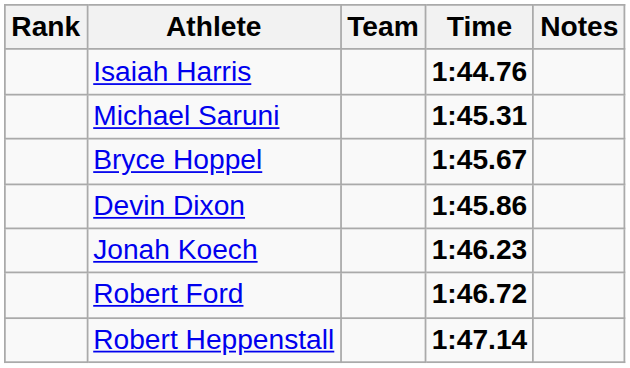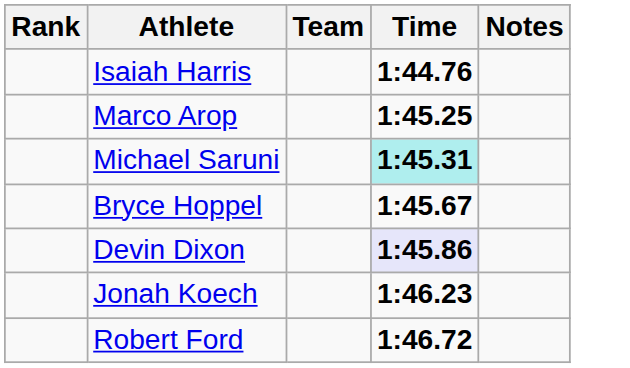+ row: (165, 116)
(479, 116) no background -> (425, 160) paleturquoise background
(479, 205) no background -> (425, 250) lavender background
- row: (214, 339)
